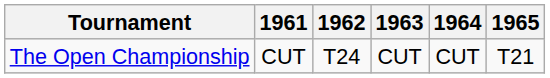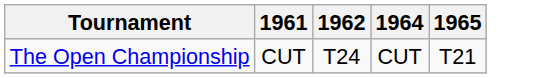- column: (400, 22)
